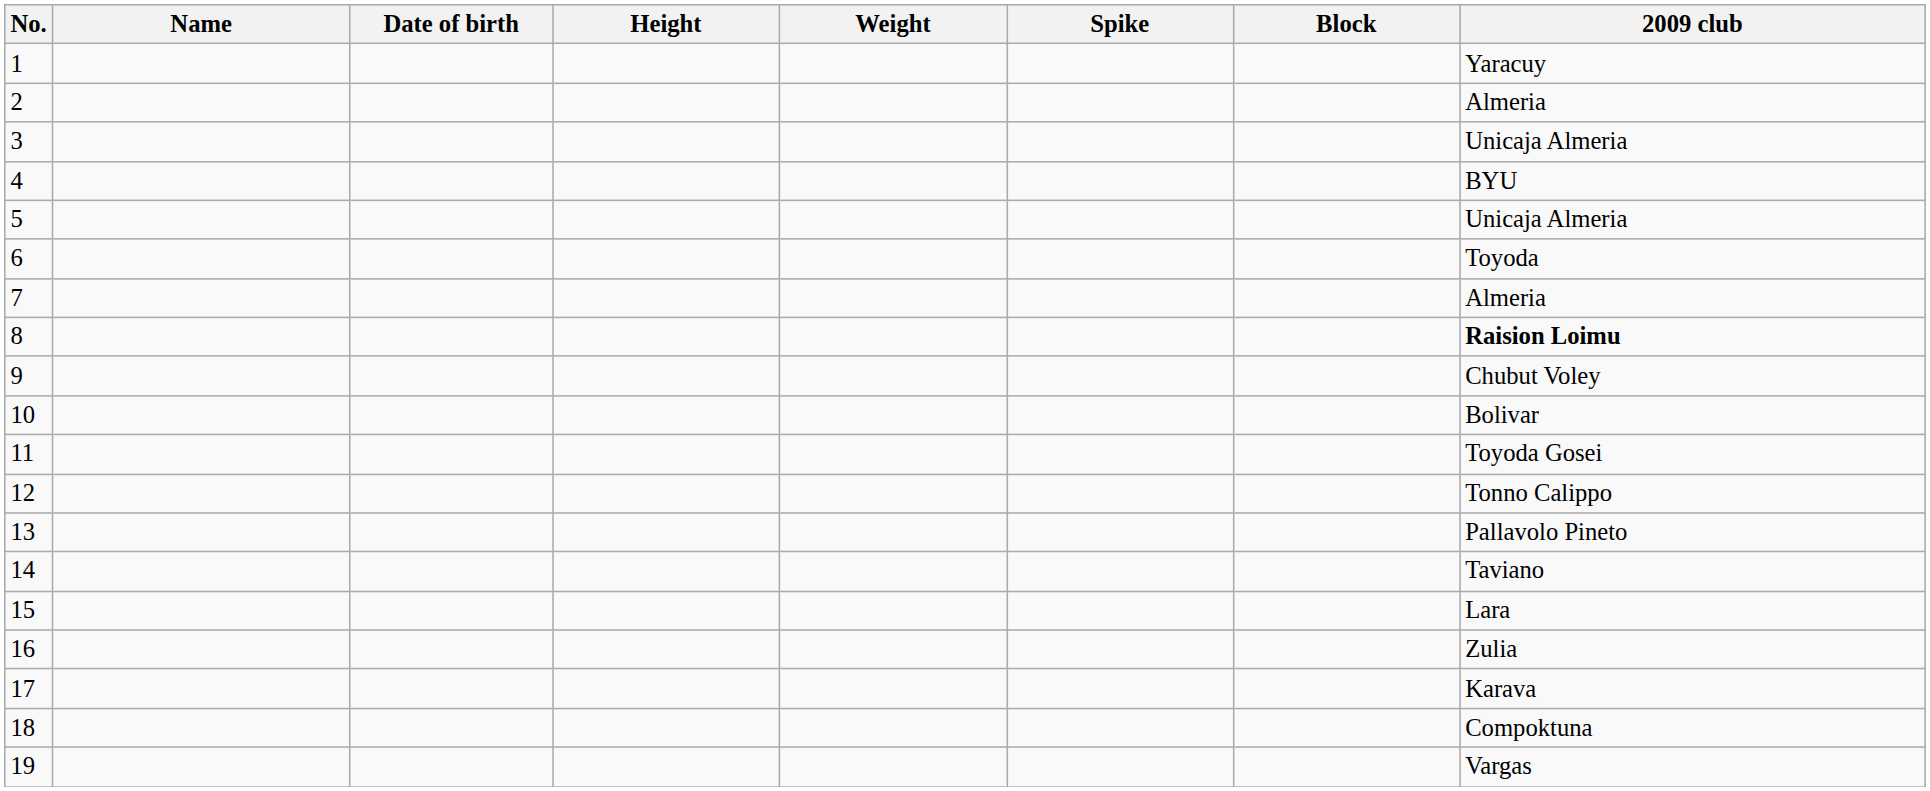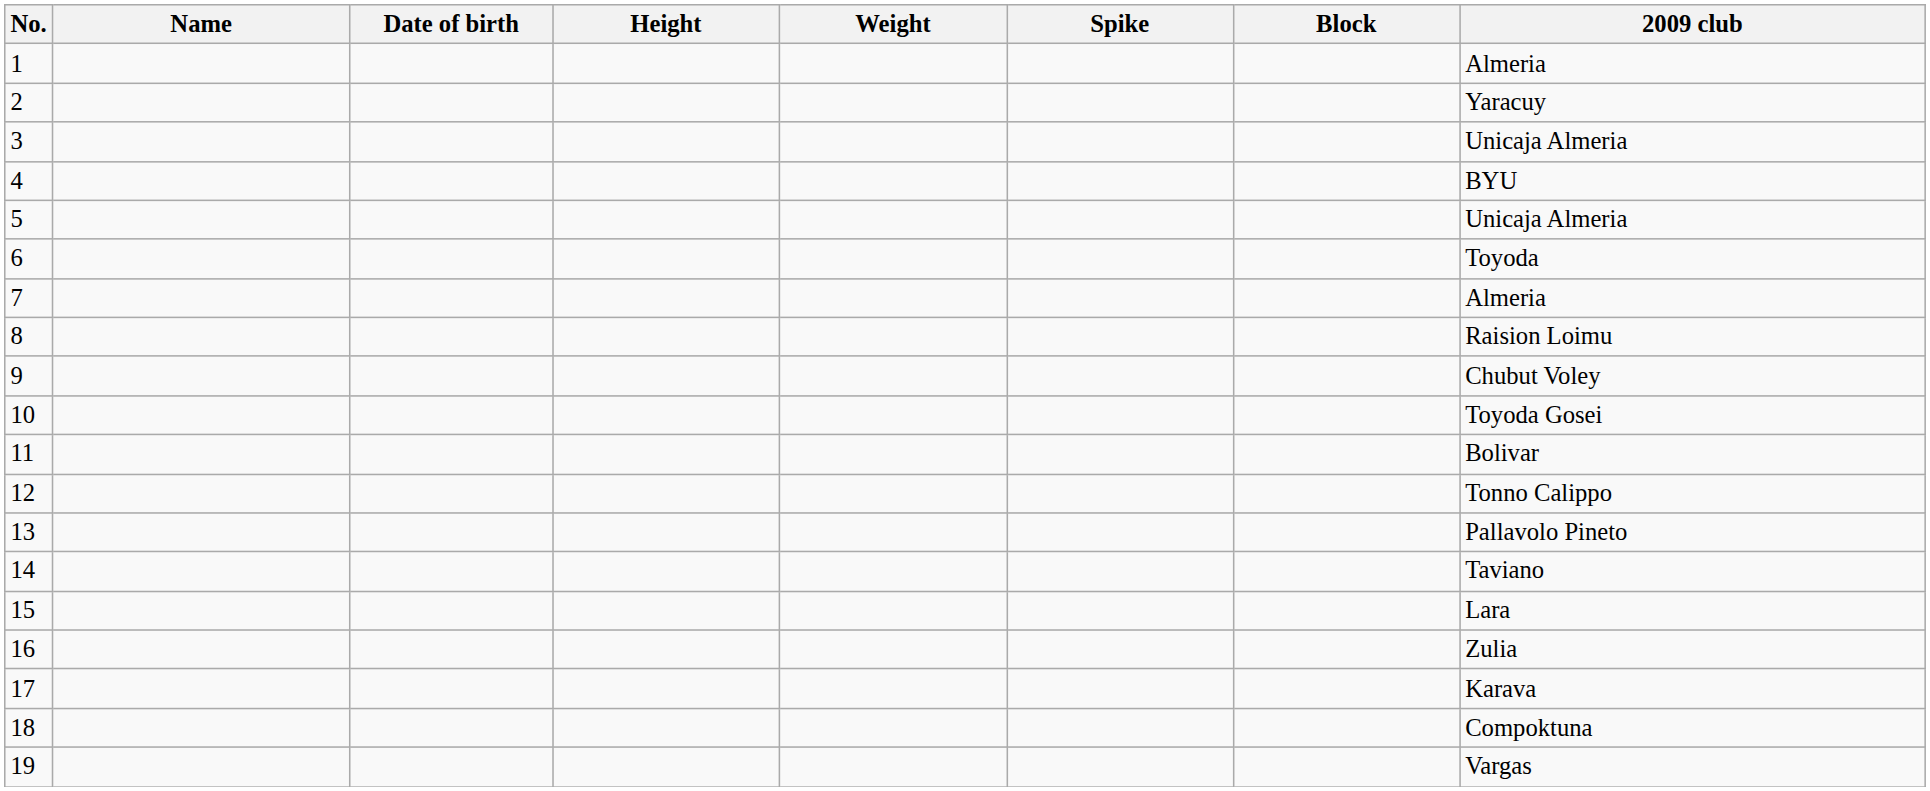(1506, 63) Yaracuy -> (1506, 63) Almeria
(1506, 102) Almeria -> (1506, 102) Yaracuy
(1543, 336) bold -> (1539, 336) normal
(1502, 414) Bolivar -> (1534, 414) Toyoda Gosei
(1534, 453) Toyoda Gosei -> (1502, 453) Bolivar
